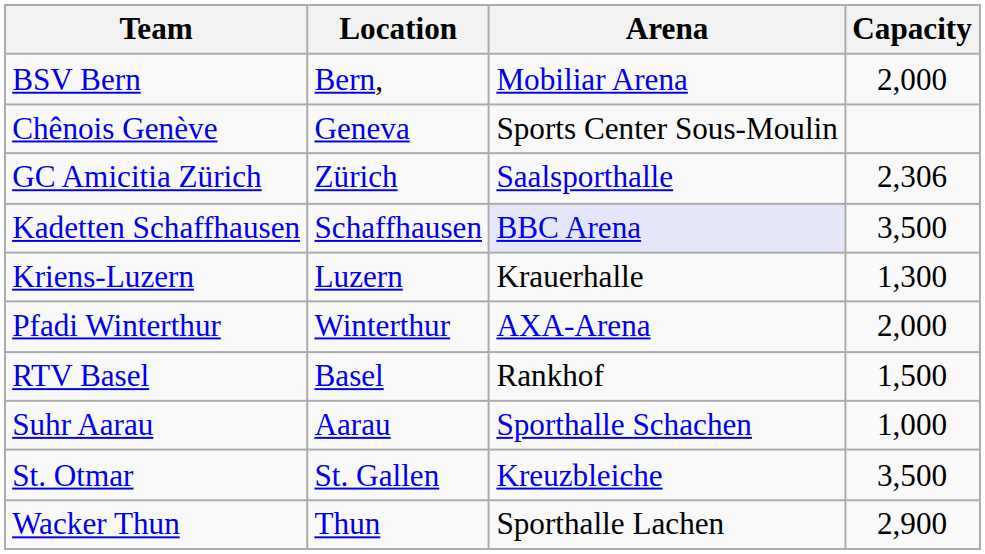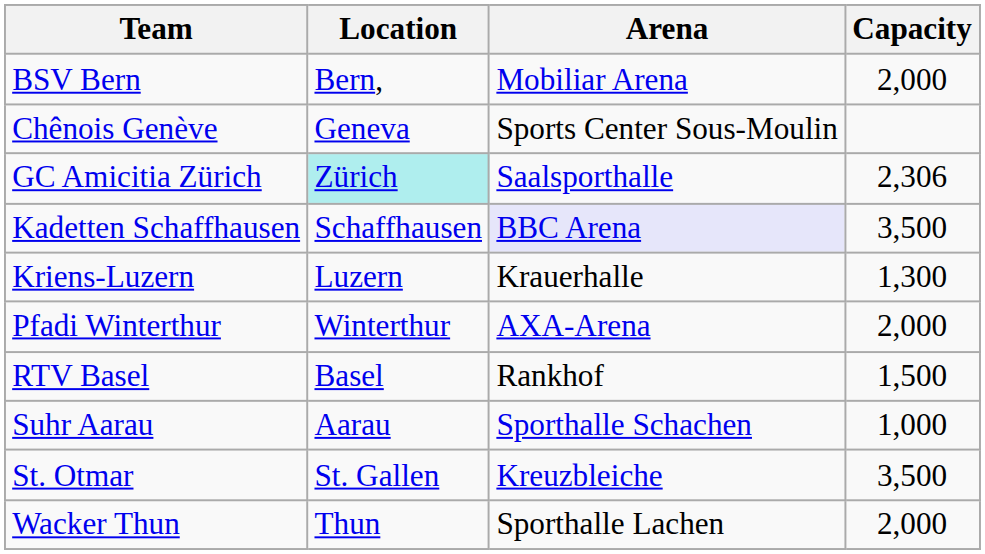(356, 177) no background -> (356, 177) paleturquoise background
(912, 524) 2,900 -> (912, 524) 2,000
